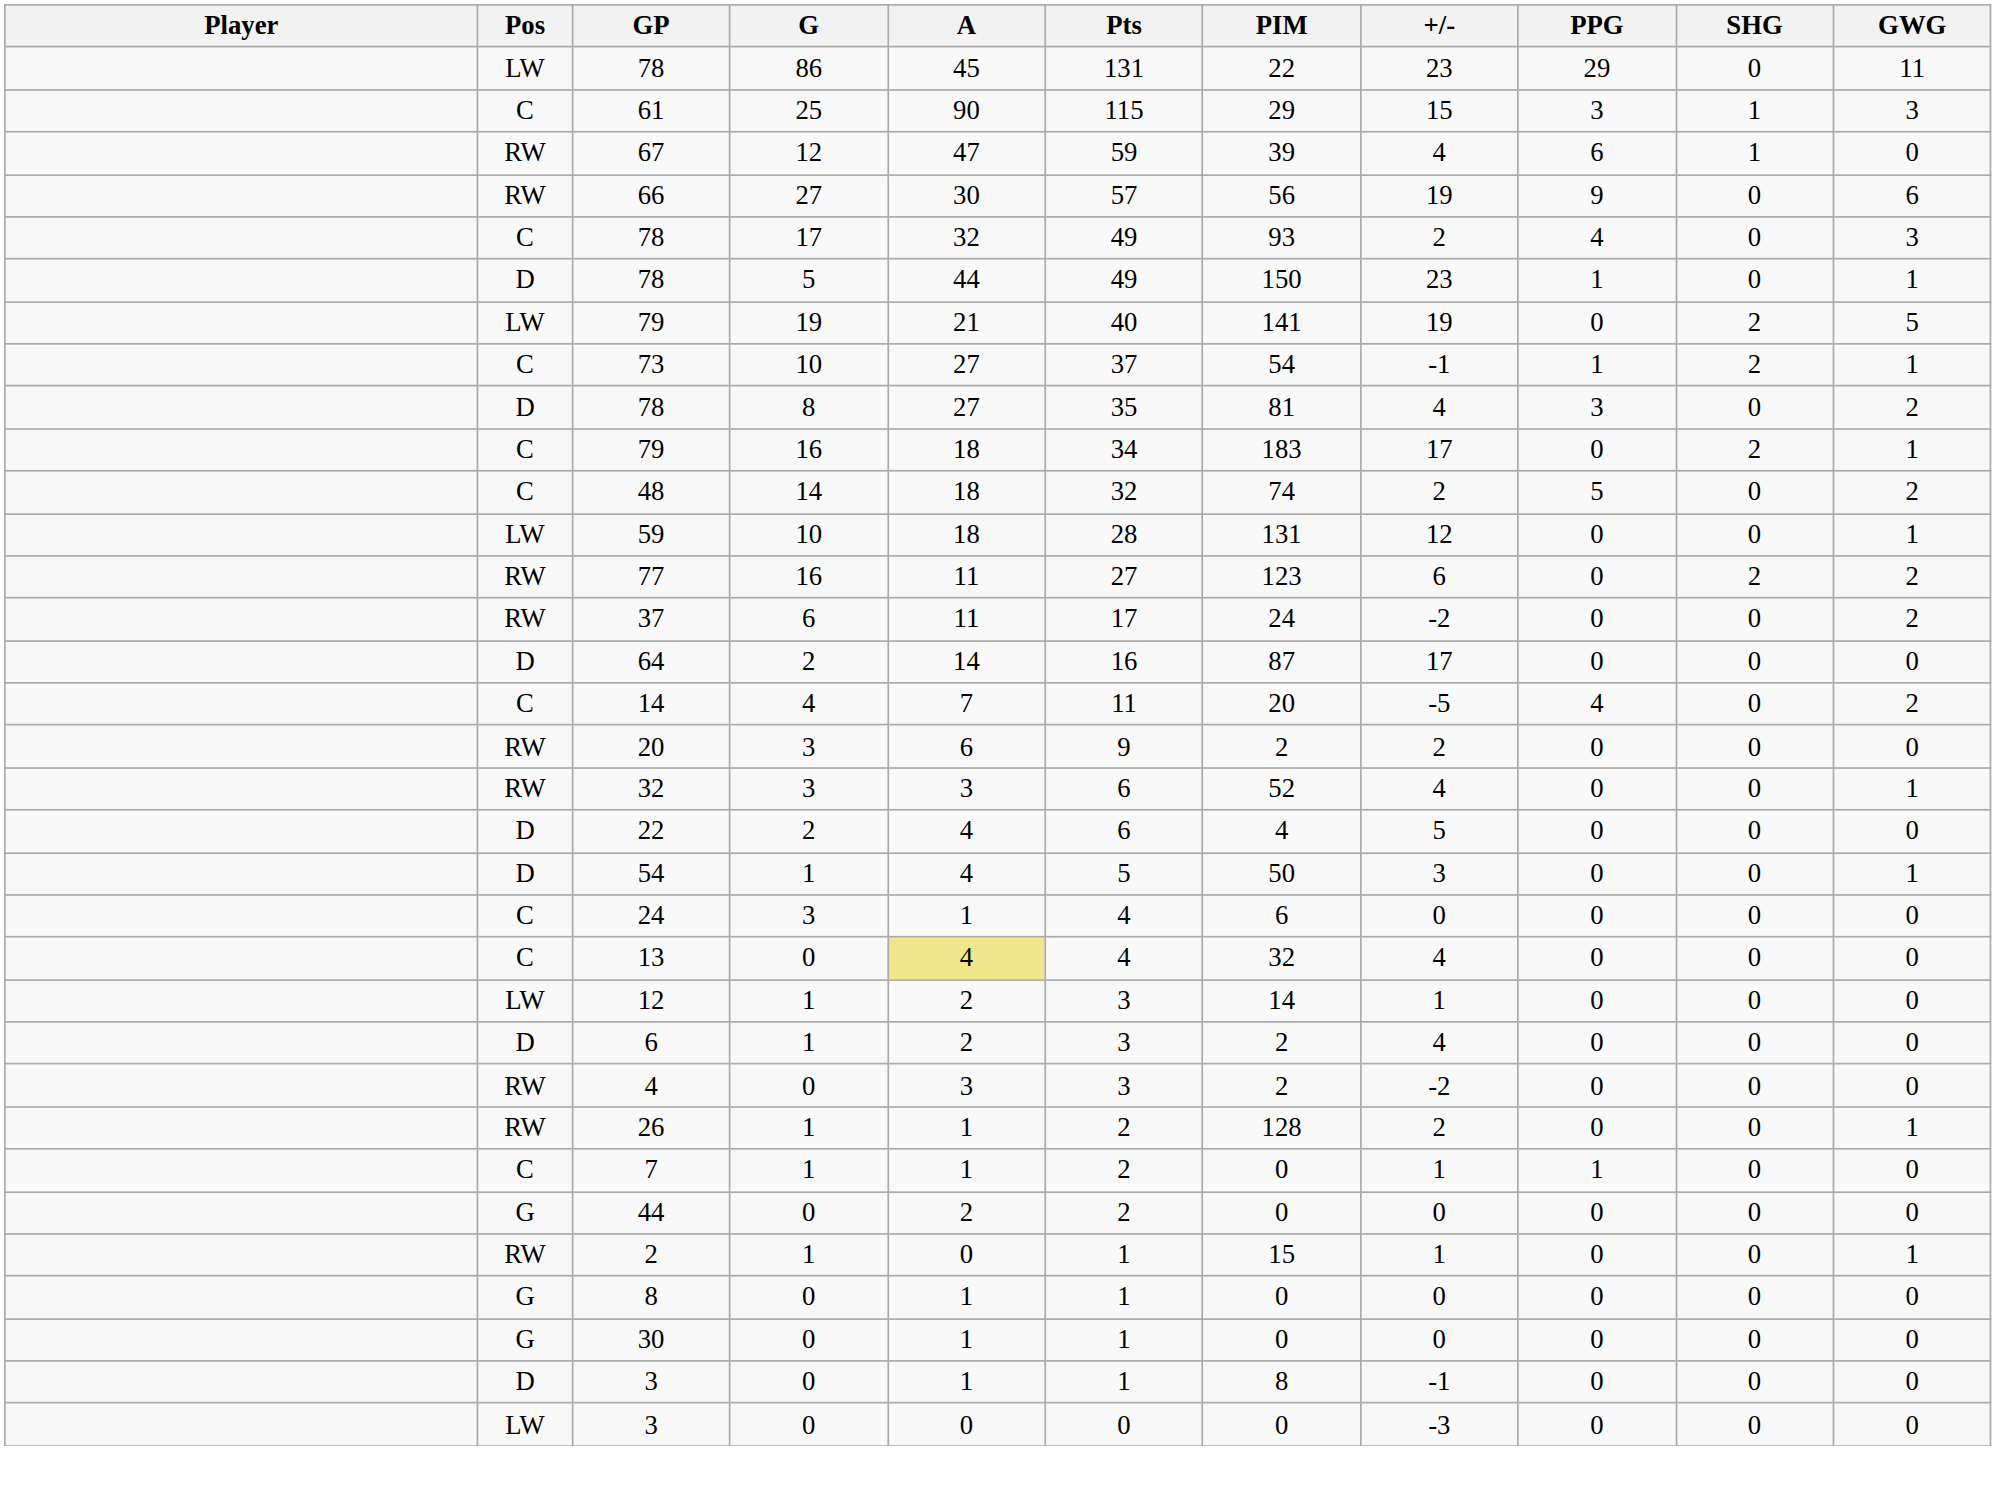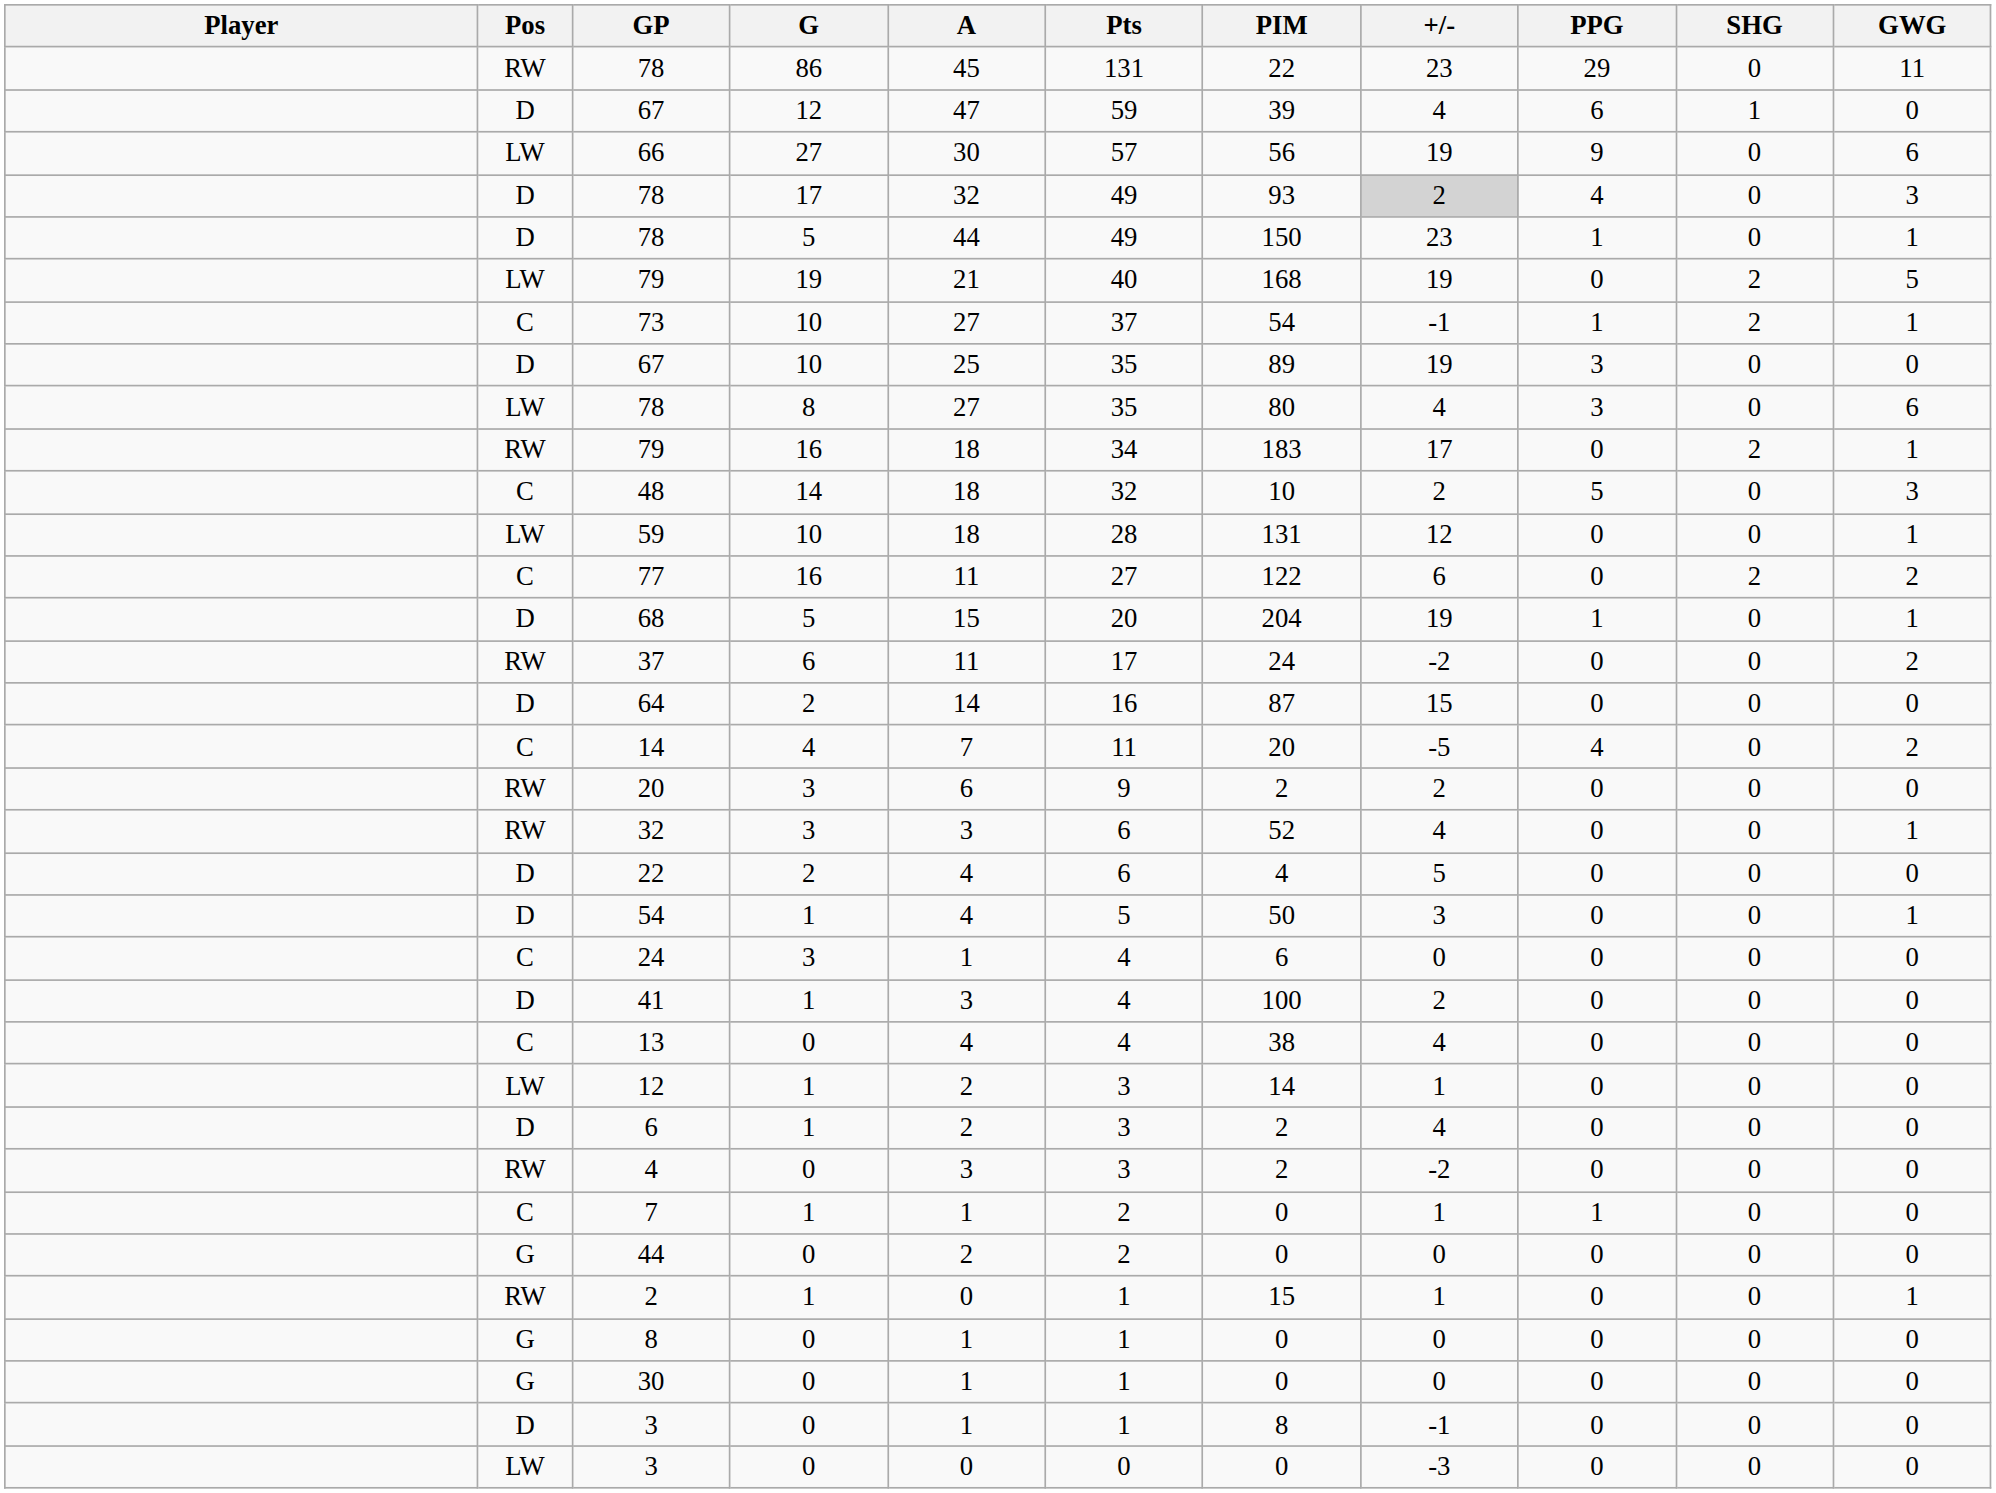(525, 68) LW -> (525, 68) RW
- row: (651, 110)
(525, 152) RW -> (525, 110) D
(525, 195) RW -> (525, 152) LW
(525, 237) C -> (525, 195) D
(1439, 237) no background -> (1439, 195) lightgrey background
(1282, 322) 141 -> (1282, 279) 168
+ row: (651, 364)
(525, 407) D -> (525, 407) LW
(1282, 407) 81 -> (1282, 407) 80
(1912, 407) 2 -> (1912, 407) 6
(525, 449) C -> (525, 449) RW
(1282, 491) 74 -> (1282, 491) 10
(1912, 491) 2 -> (1912, 491) 3
(525, 576) RW -> (525, 576) C
(1282, 576) 123 -> (1282, 576) 122
+ row: (651, 618)
(1439, 661) 17 -> (1439, 703) 15
+ row: (651, 1000)
(966, 957) khaki background -> (966, 1042) no background
(1282, 957) 32 -> (1282, 1042) 38
- row: (651, 1127)
